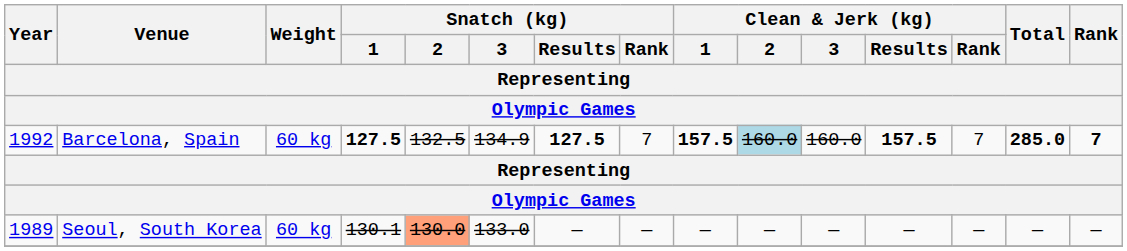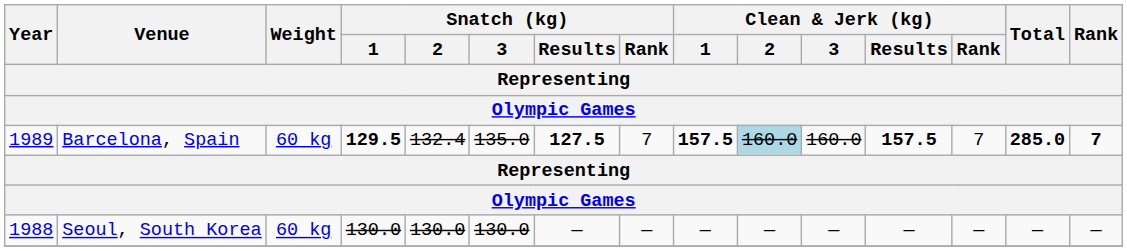(31, 140) 1992 -> (31, 140) 1989
(373, 140) 127.5 -> (373, 140) 129.5
(438, 140) 132.5 -> (438, 140) 132.4
(502, 140) 134.9 -> (502, 140) 135.0
(31, 230) 1989 -> (31, 230) 1988
(373, 230) 130.1 -> (373, 230) 130.0
(438, 230) lightsalmon background -> (438, 230) no background
(502, 230) 133.0 -> (502, 230) 130.0
